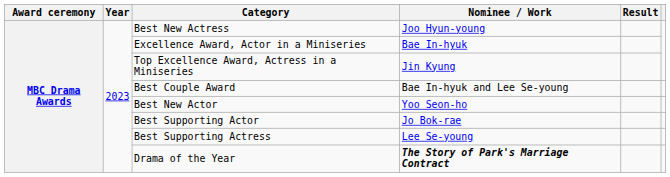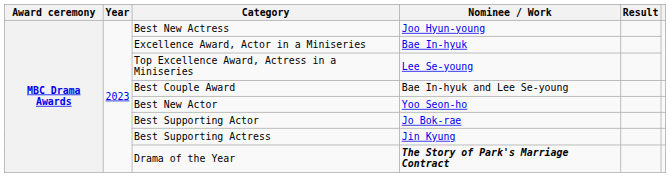(429, 66) Jin Kyung -> (438, 66) Lee Se-young
(438, 137) Lee Se-young -> (429, 137) Jin Kyung
